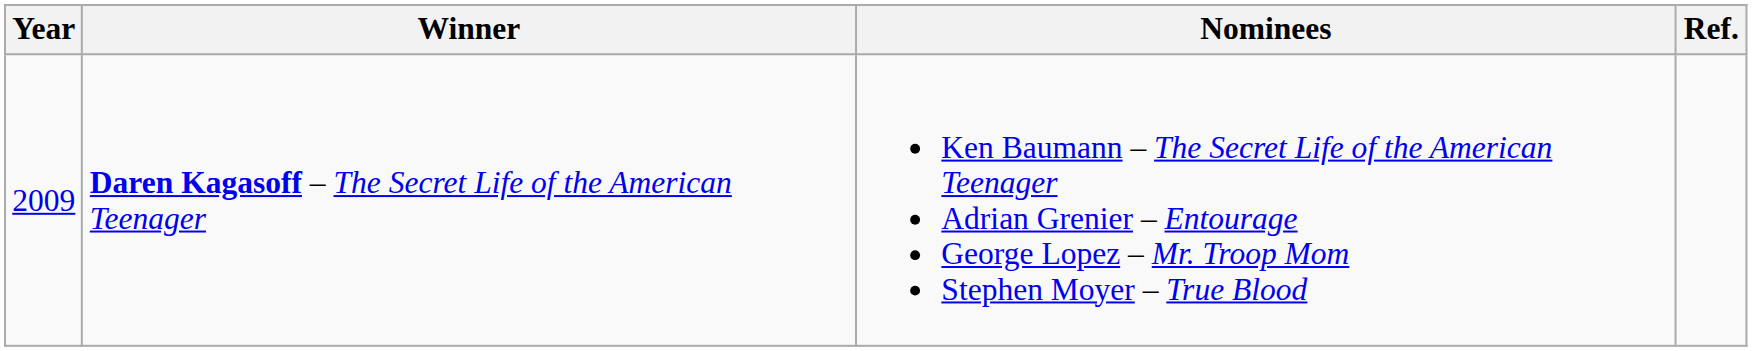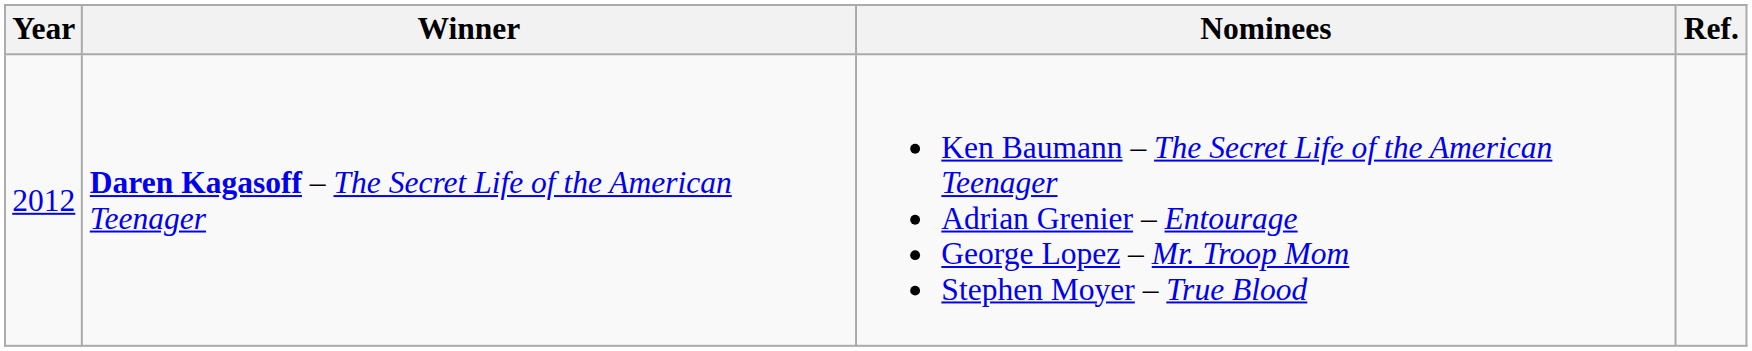(44, 199) 2009 -> (44, 199) 2012
